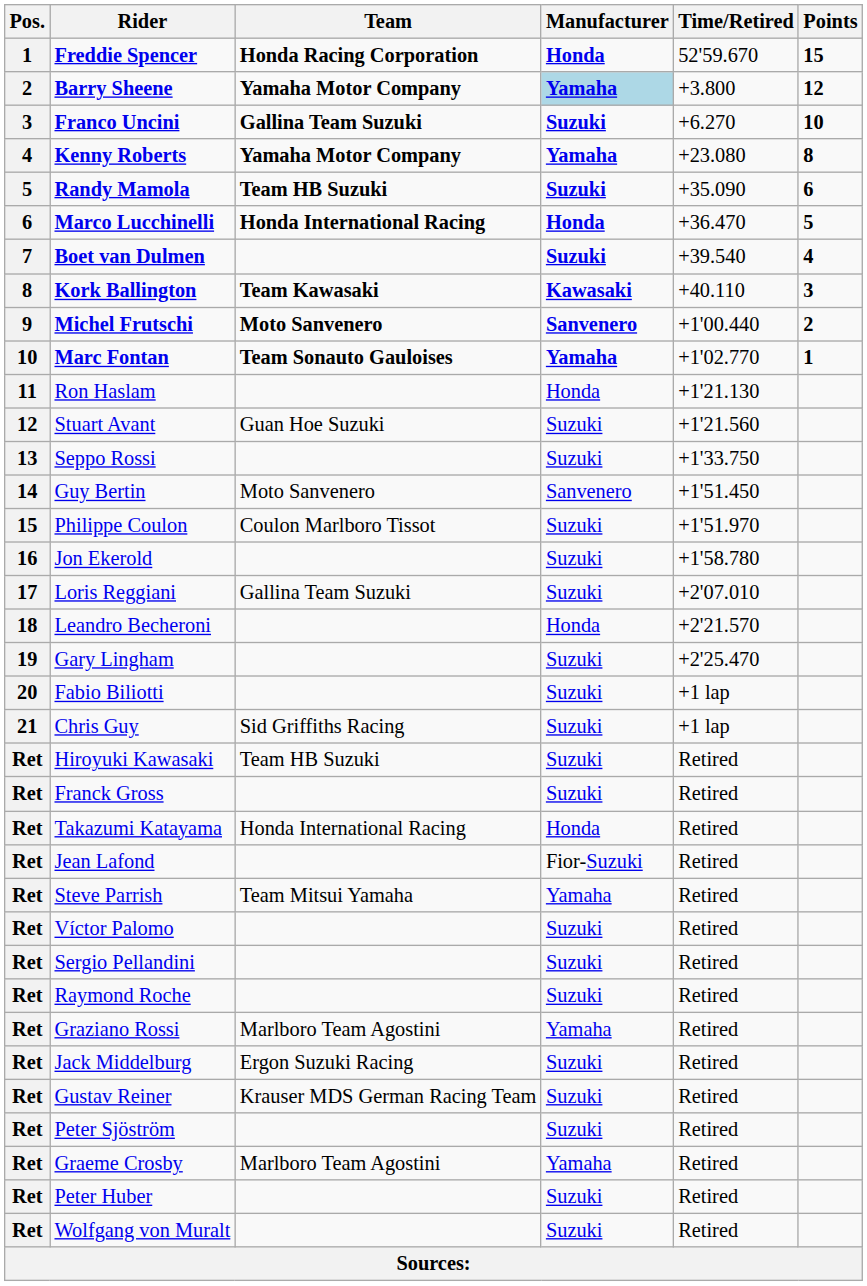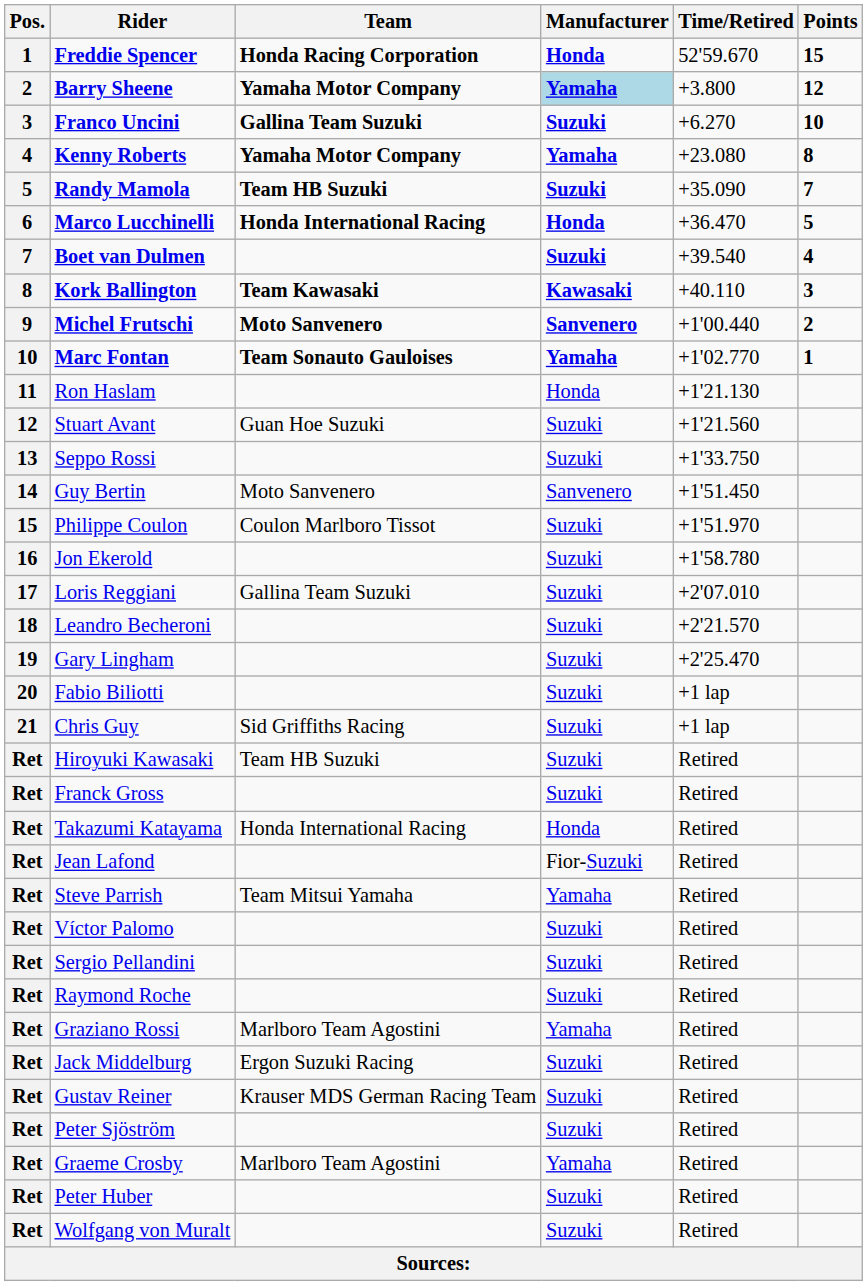(808, 189) 6 -> (808, 189) 7
(573, 625) Honda -> (574, 625) Suzuki
